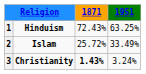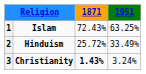(44, 28) Hinduism -> (44, 28) Islam
(44, 45) Islam -> (44, 45) Hinduism
